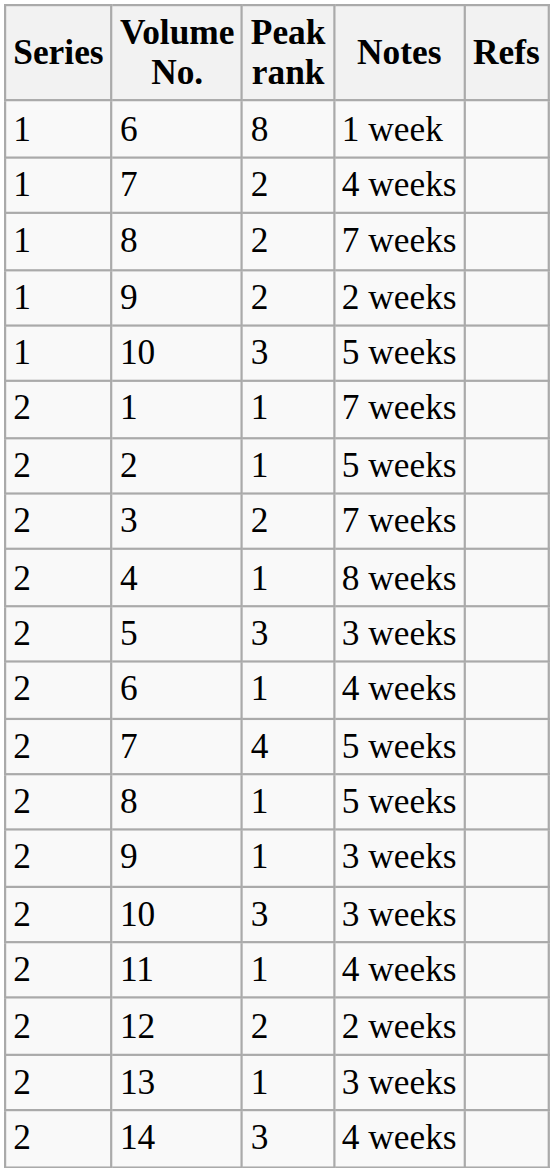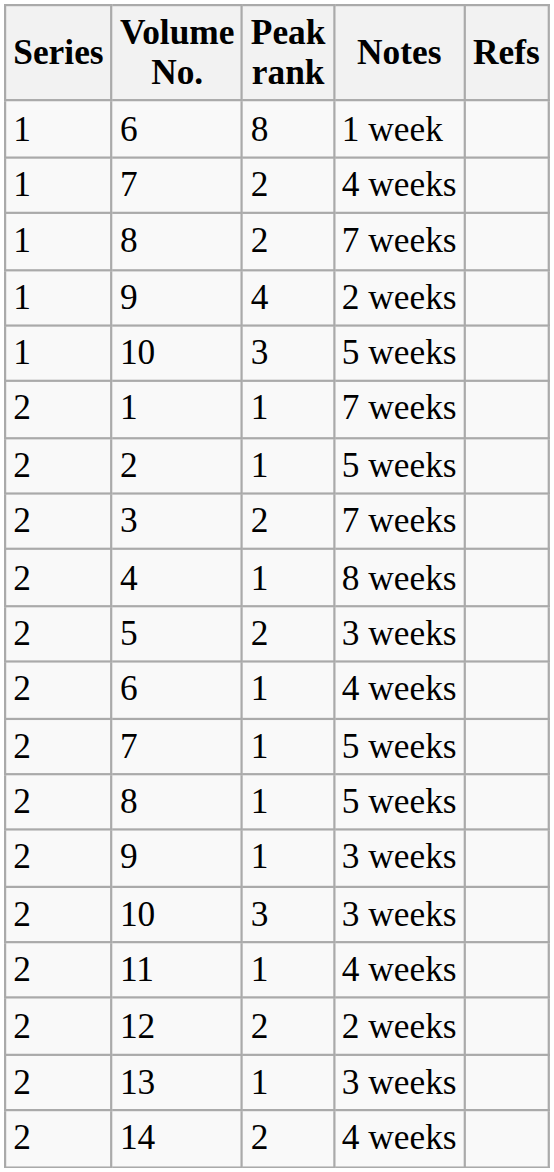(260, 296) 2 -> (260, 296) 4
(260, 633) 3 -> (260, 633) 2
(260, 745) 4 -> (260, 745) 1
(260, 1137) 3 -> (260, 1137) 2
